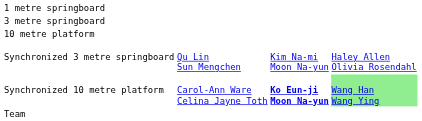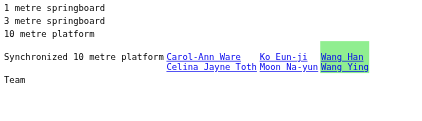- row: (89, 57)
(300, 96) bold -> (289, 62) normal
